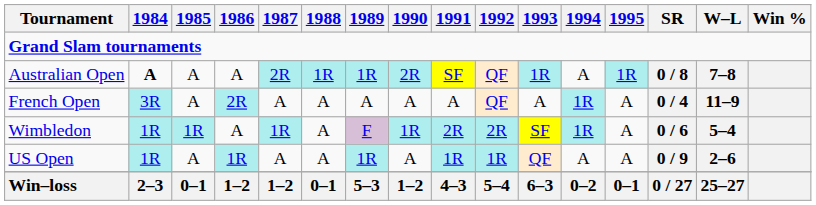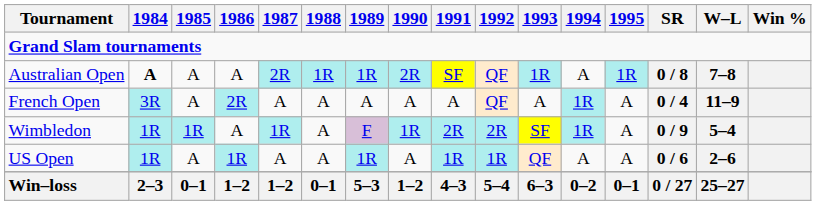(672, 130) 0 / 6 -> (672, 130) 0 / 9
(672, 158) 0 / 9 -> (672, 158) 0 / 6
